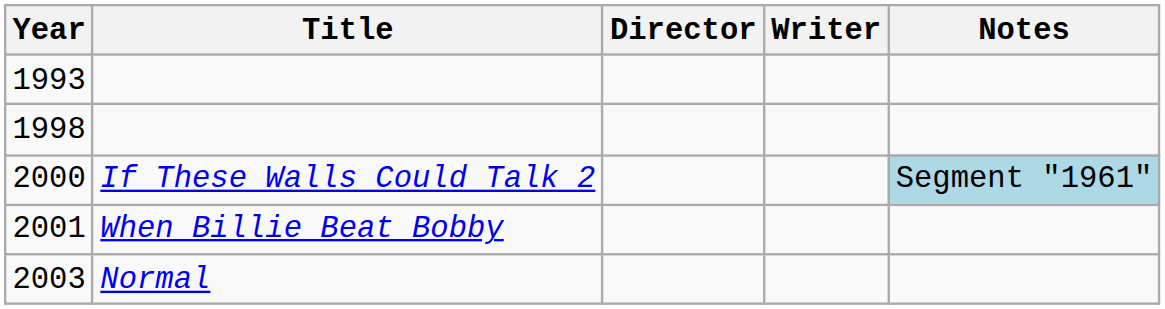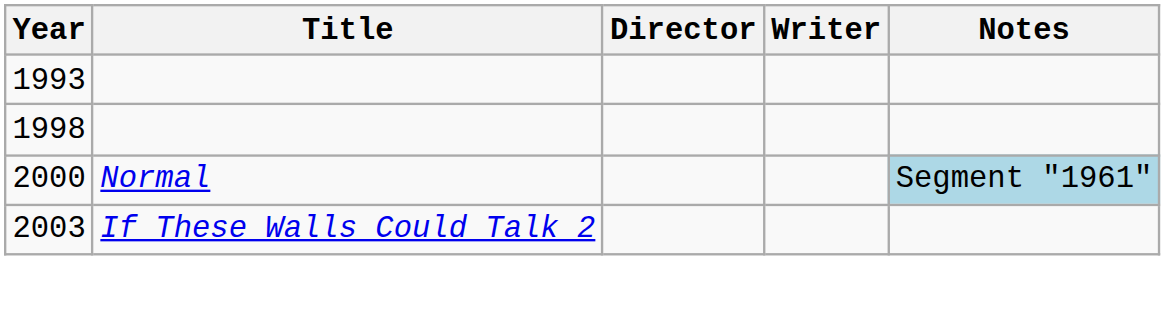(348, 179) If These Walls Could Talk 2 -> (155, 179) Normal
- row: (49, 229)
(155, 279) Normal -> (348, 229) If These Walls Could Talk 2
